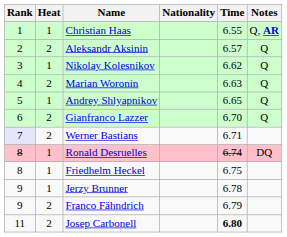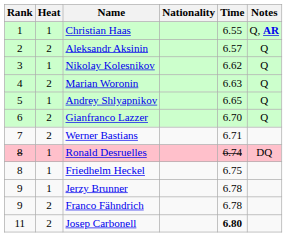(20, 135) lavender background -> (20, 135) no background
(232, 205) 6.79 -> (232, 205) 6.78
